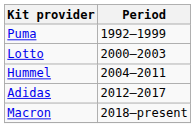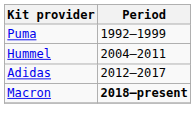- row: (26, 54)
(144, 113) normal -> (144, 93) bold
